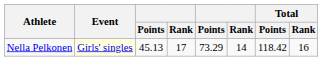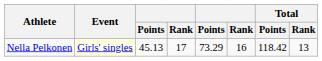(241, 47) 14 -> (241, 47) 16
(304, 47) 16 -> (304, 47) 13
